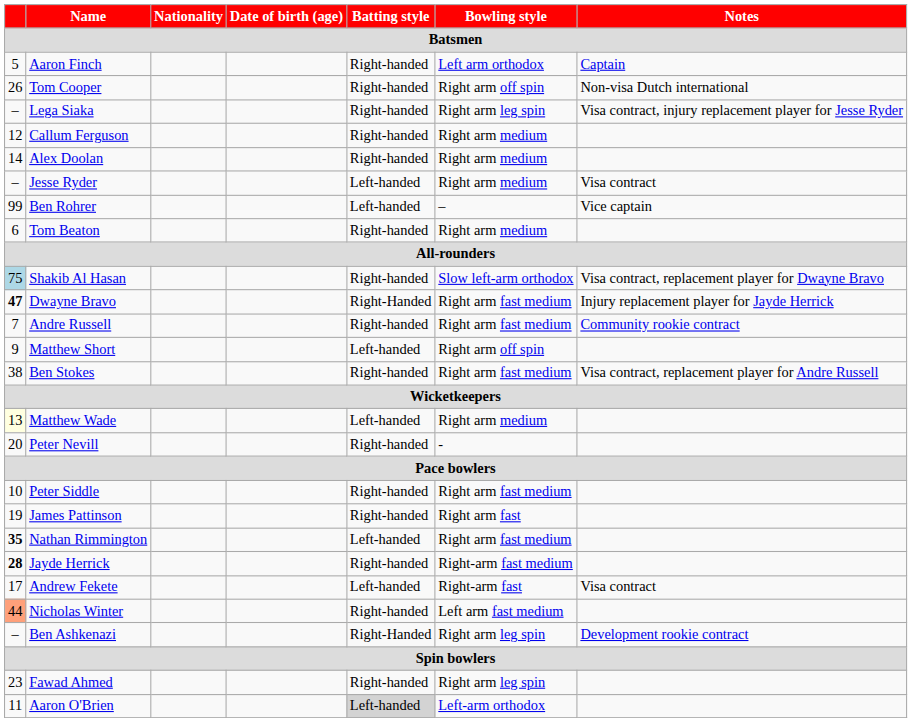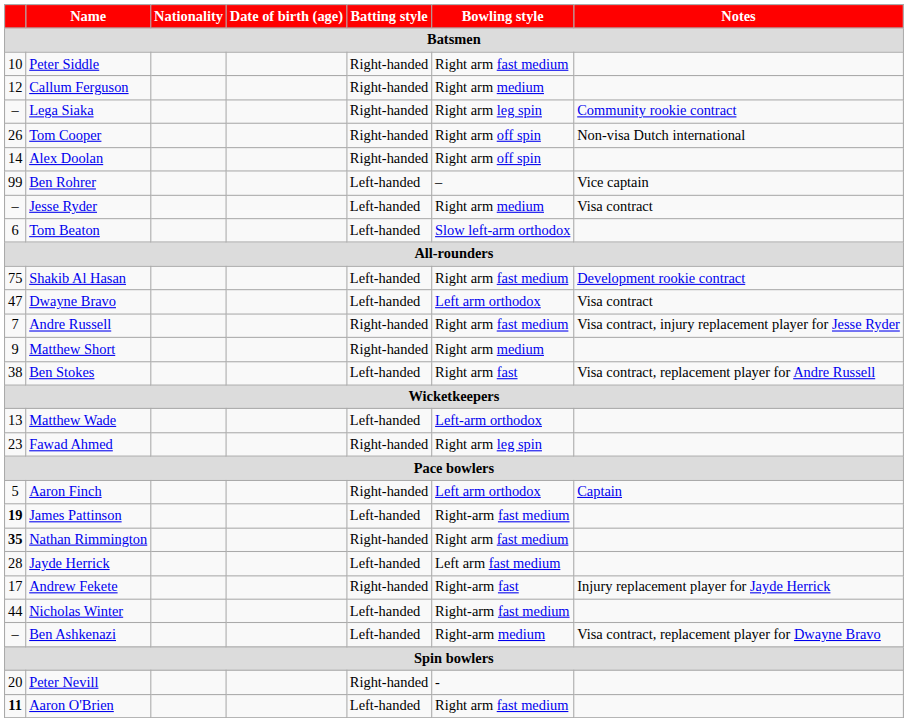rows swapped: (65, 63) <-> (64, 491)
rows swapped: (65, 87) <-> (79, 134)
(742, 111) Visa contract, injury replacement player for Jesse Ryder -> (657, 111) Community rookie contract
(493, 158) Right arm medium -> (488, 158) Right arm off spin
rows swapped: (63, 206) <-> (63, 182)
(389, 230) Right-handed -> (385, 230) Left-handed
(493, 230) Right arm medium -> (503, 230) Slow left-arm orthodox
(15, 277) lightblue background -> (15, 277) no background
(389, 277) Right-handed -> (385, 277) Left-handed
(506, 277) Slow left-arm orthodox -> (502, 277) Right arm fast medium
(732, 277) Visa contract, replacement player for Dwayne Bravo -> (661, 277) Development rookie contract
(15, 301) bold -> (15, 301) normal
(391, 301) Right-Handed -> (385, 301) Left-handed
(505, 301) Right arm fast medium -> (488, 301) Left arm orthodox
(707, 301) Injury replacement player for Jayde Herrick -> (615, 301) Visa contract
(660, 325) Community rookie contract -> (739, 325) Visa contract, injury replacement player for Jesse Ryder
(385, 348) Left-handed -> (389, 348) Right-handed
(491, 348) Right arm off spin -> (490, 348) Right arm medium
(389, 372) Right-handed -> (385, 372) Left-handed
(505, 372) Right arm fast medium -> (476, 372) Right arm fast
(15, 420) lightyellow background -> (15, 420) no background
(493, 420) Right arm medium -> (489, 420) Left-arm orthodox
rows swapped: (64, 444) <-> (71, 681)
(15, 515) normal -> (15, 515) bold
(389, 515) Right-handed -> (385, 515) Left-handed
(480, 515) Right arm fast -> (502, 515) Right-arm fast medium
(385, 539) Left-handed -> (389, 539) Right-handed
(15, 563) bold -> (15, 563) normal
(389, 563) Right-handed -> (385, 563) Left-handed
(506, 563) Right-arm fast medium -> (498, 563) Left arm fast medium
(385, 586) Left-handed -> (389, 586) Right-handed
(618, 586) Visa contract -> (704, 586) Injury replacement player for Jayde Herrick
(15, 610) lightsalmon background -> (15, 610) no background
(389, 610) Right-handed -> (385, 610) Left-handed
(501, 610) Left arm fast medium -> (502, 610) Right-arm fast medium
(391, 634) Right-Handed -> (385, 634) Left-handed
(492, 634) Right arm leg spin -> (490, 634) Right-arm medium
(664, 634) Development rookie contract -> (729, 634) Visa contract, replacement player for Dwayne Bravo
(15, 705) normal -> (15, 705) bold
(385, 705) lightgrey background -> (385, 705) no background
(492, 705) Left-arm orthodox -> (502, 705) Right arm fast medium
